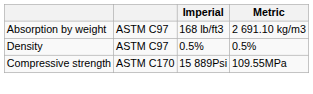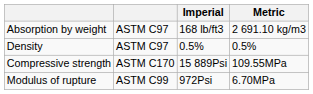+ row: (51, 81)
